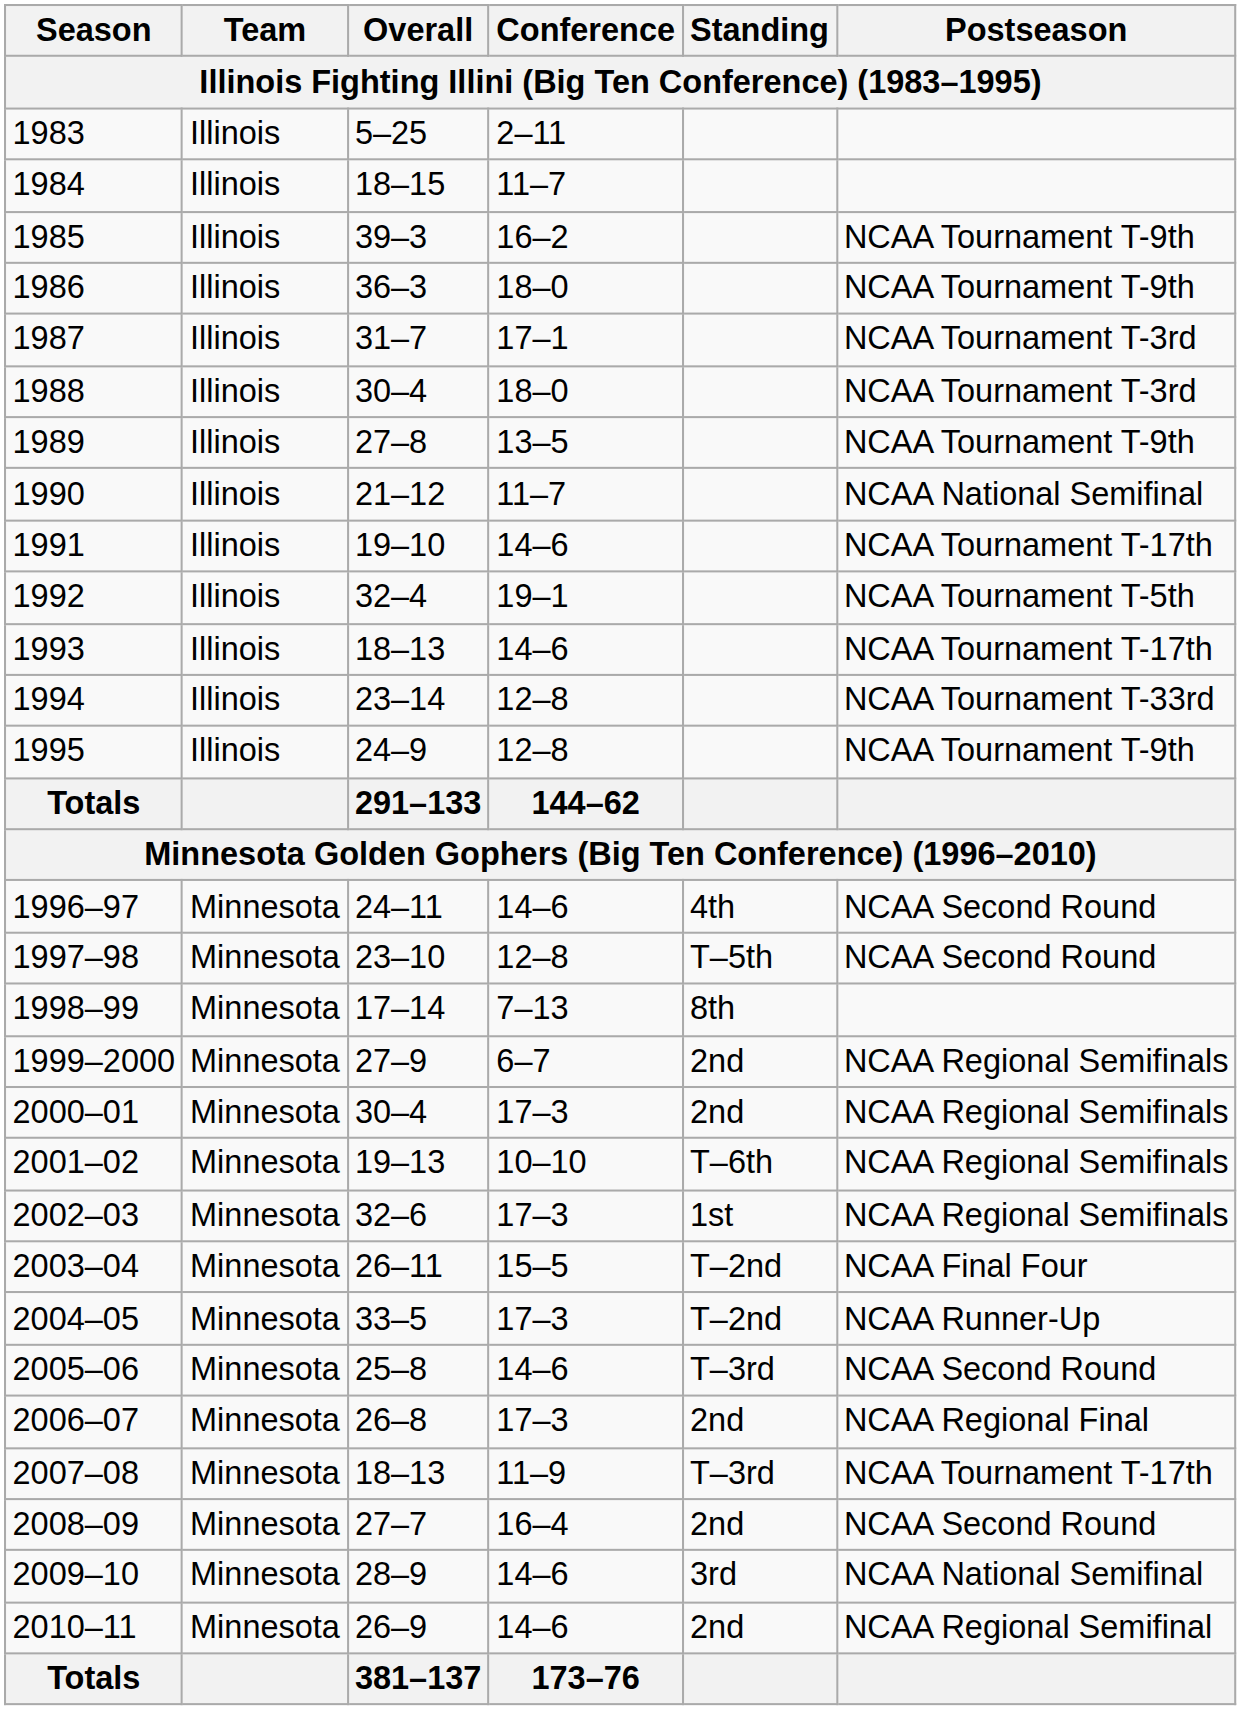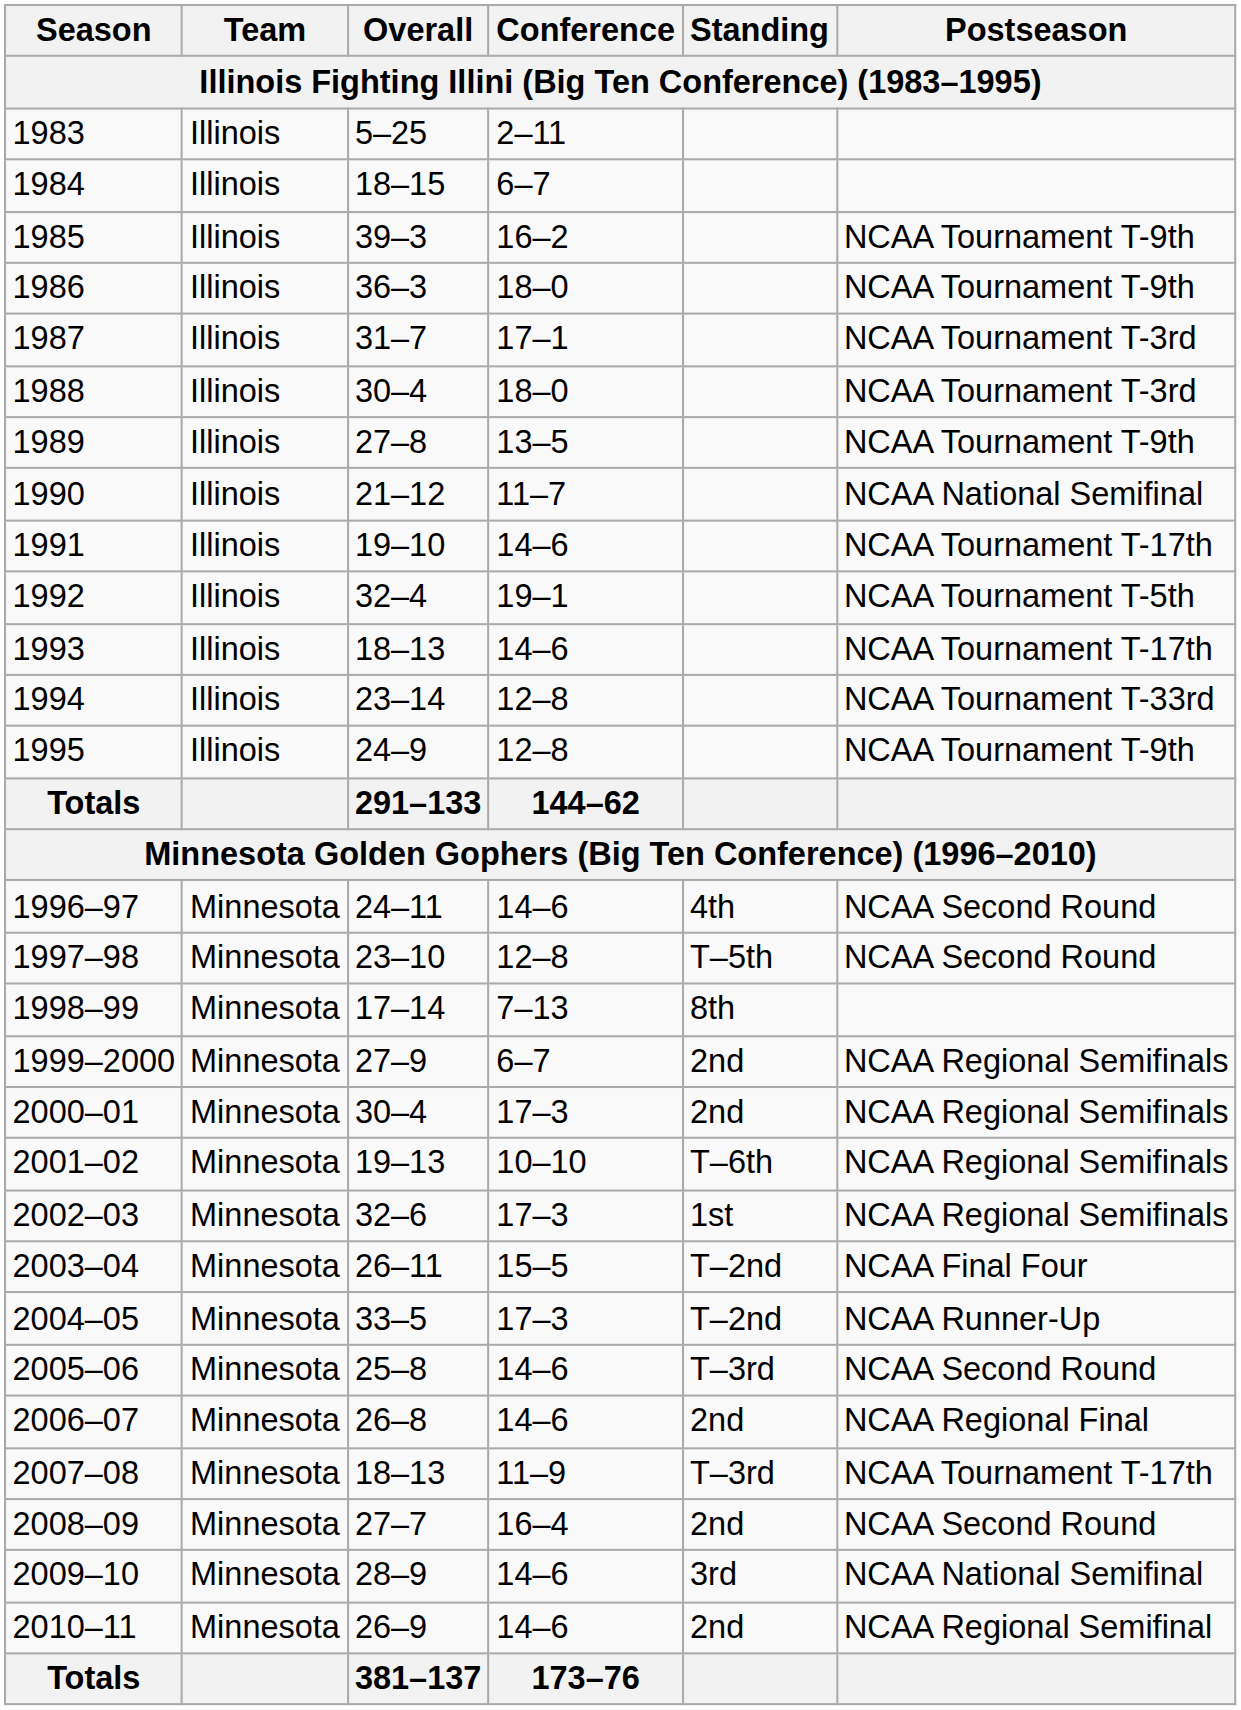(531, 184) 11–7 -> (523, 184) 6–7
(532, 1421) 17–3 -> (532, 1421) 14–6
